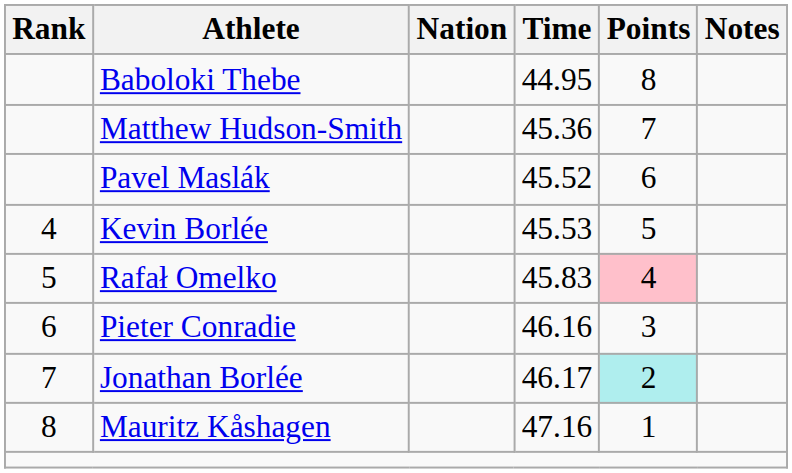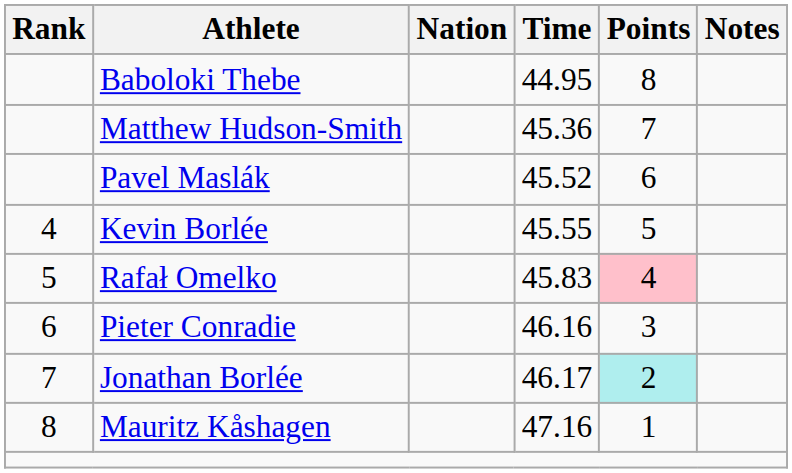(557, 228) 45.53 -> (557, 228) 45.55
